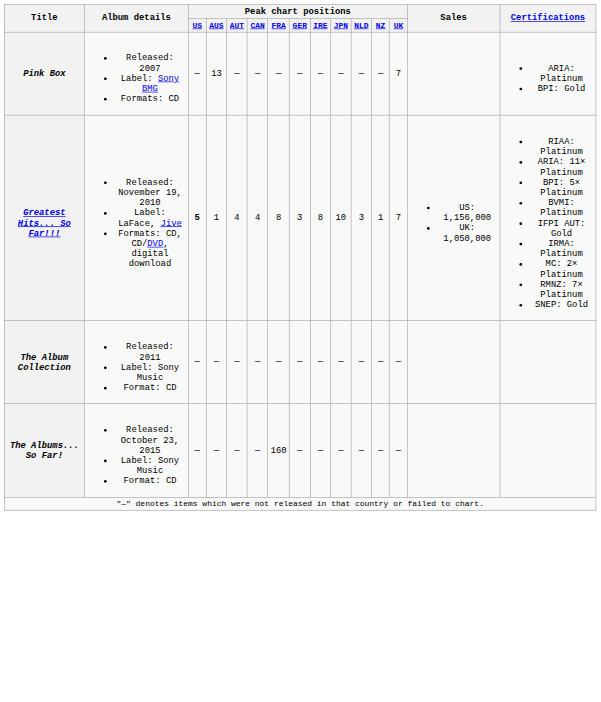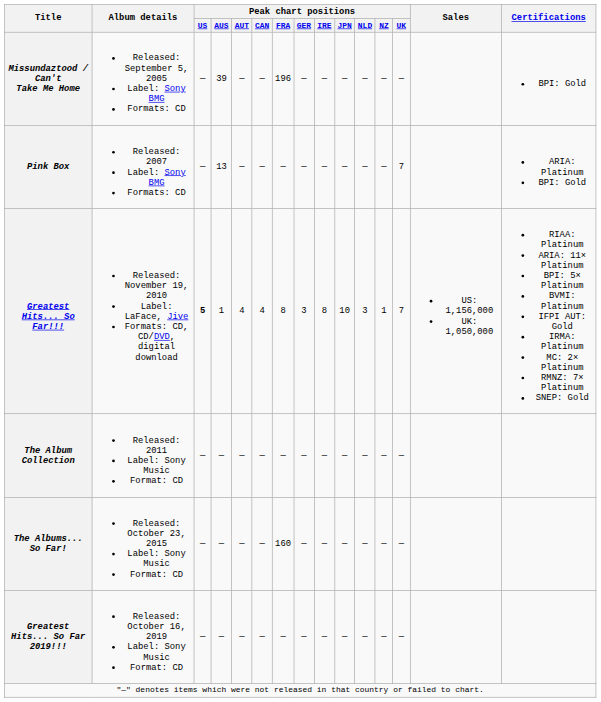+ row: (48, 79)
+ row: (48, 637)
